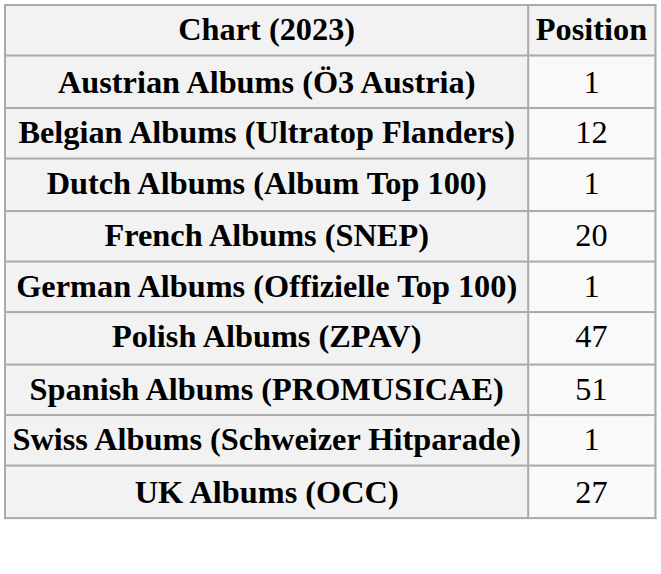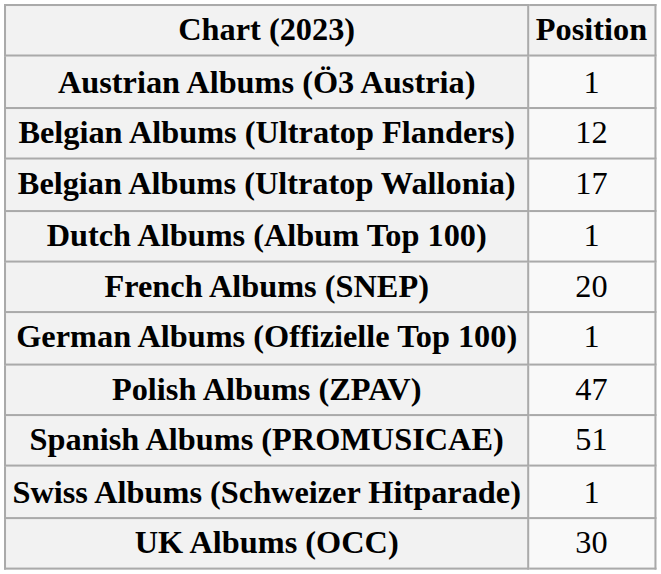+ row: (267, 183)
(592, 491) 27 -> (592, 542) 30
